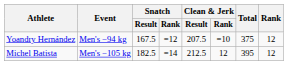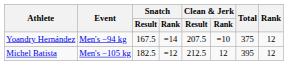(171, 39) =12 -> (171, 39) =14
(171, 53) =14 -> (171, 53) =12
